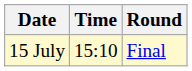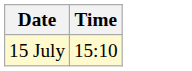- column: (154, 19)
